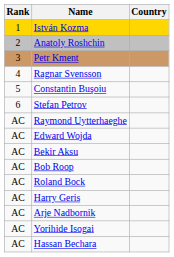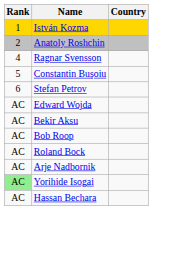- row: (56, 58)
- row: (80, 120)
- row: (57, 197)
(18, 228) no background -> (18, 182) lightgreen background
